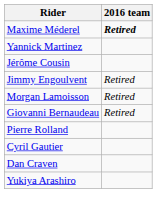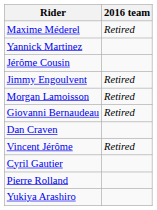(120, 29) bold -> (119, 29) normal
rows swapped: (32, 163) <-> (37, 130)
+ row: (40, 146)
